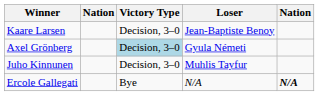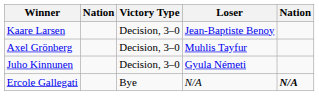(150, 47) lightblue background -> (150, 47) no background
(215, 47) Gyula Németi -> (216, 47) Muhlis Tayfur
(216, 64) Muhlis Tayfur -> (215, 64) Gyula Németi
